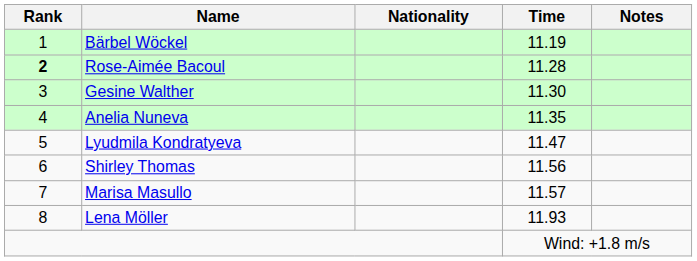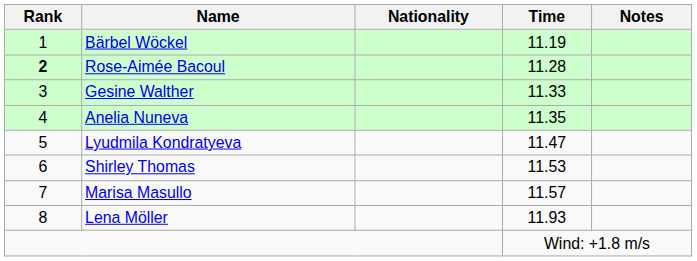(547, 92) 11.30 -> (547, 92) 11.33
(547, 167) 11.56 -> (547, 167) 11.53
